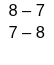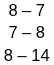+ row: (27, 55)
